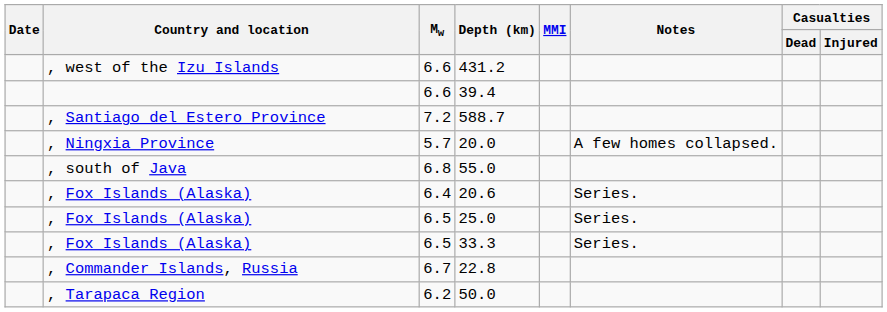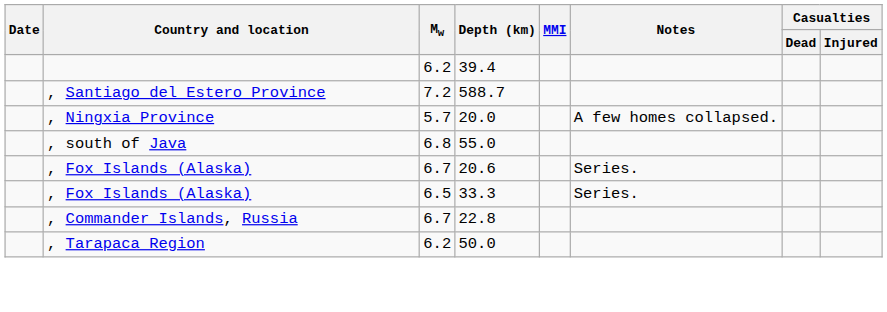- row: (482, 68)
(437, 93) 6.6 -> (437, 68) 6.2
(437, 194) 6.4 -> (437, 168) 6.7
- row: (477, 219)
